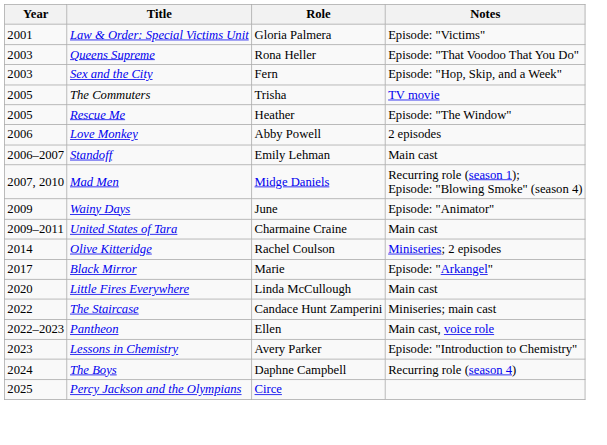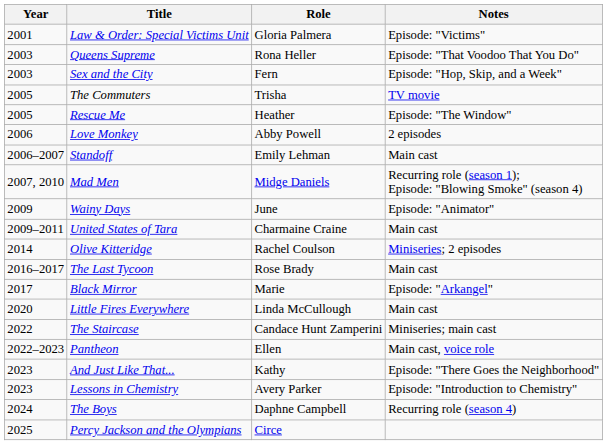+ row: (112, 269)
+ row: (122, 369)
